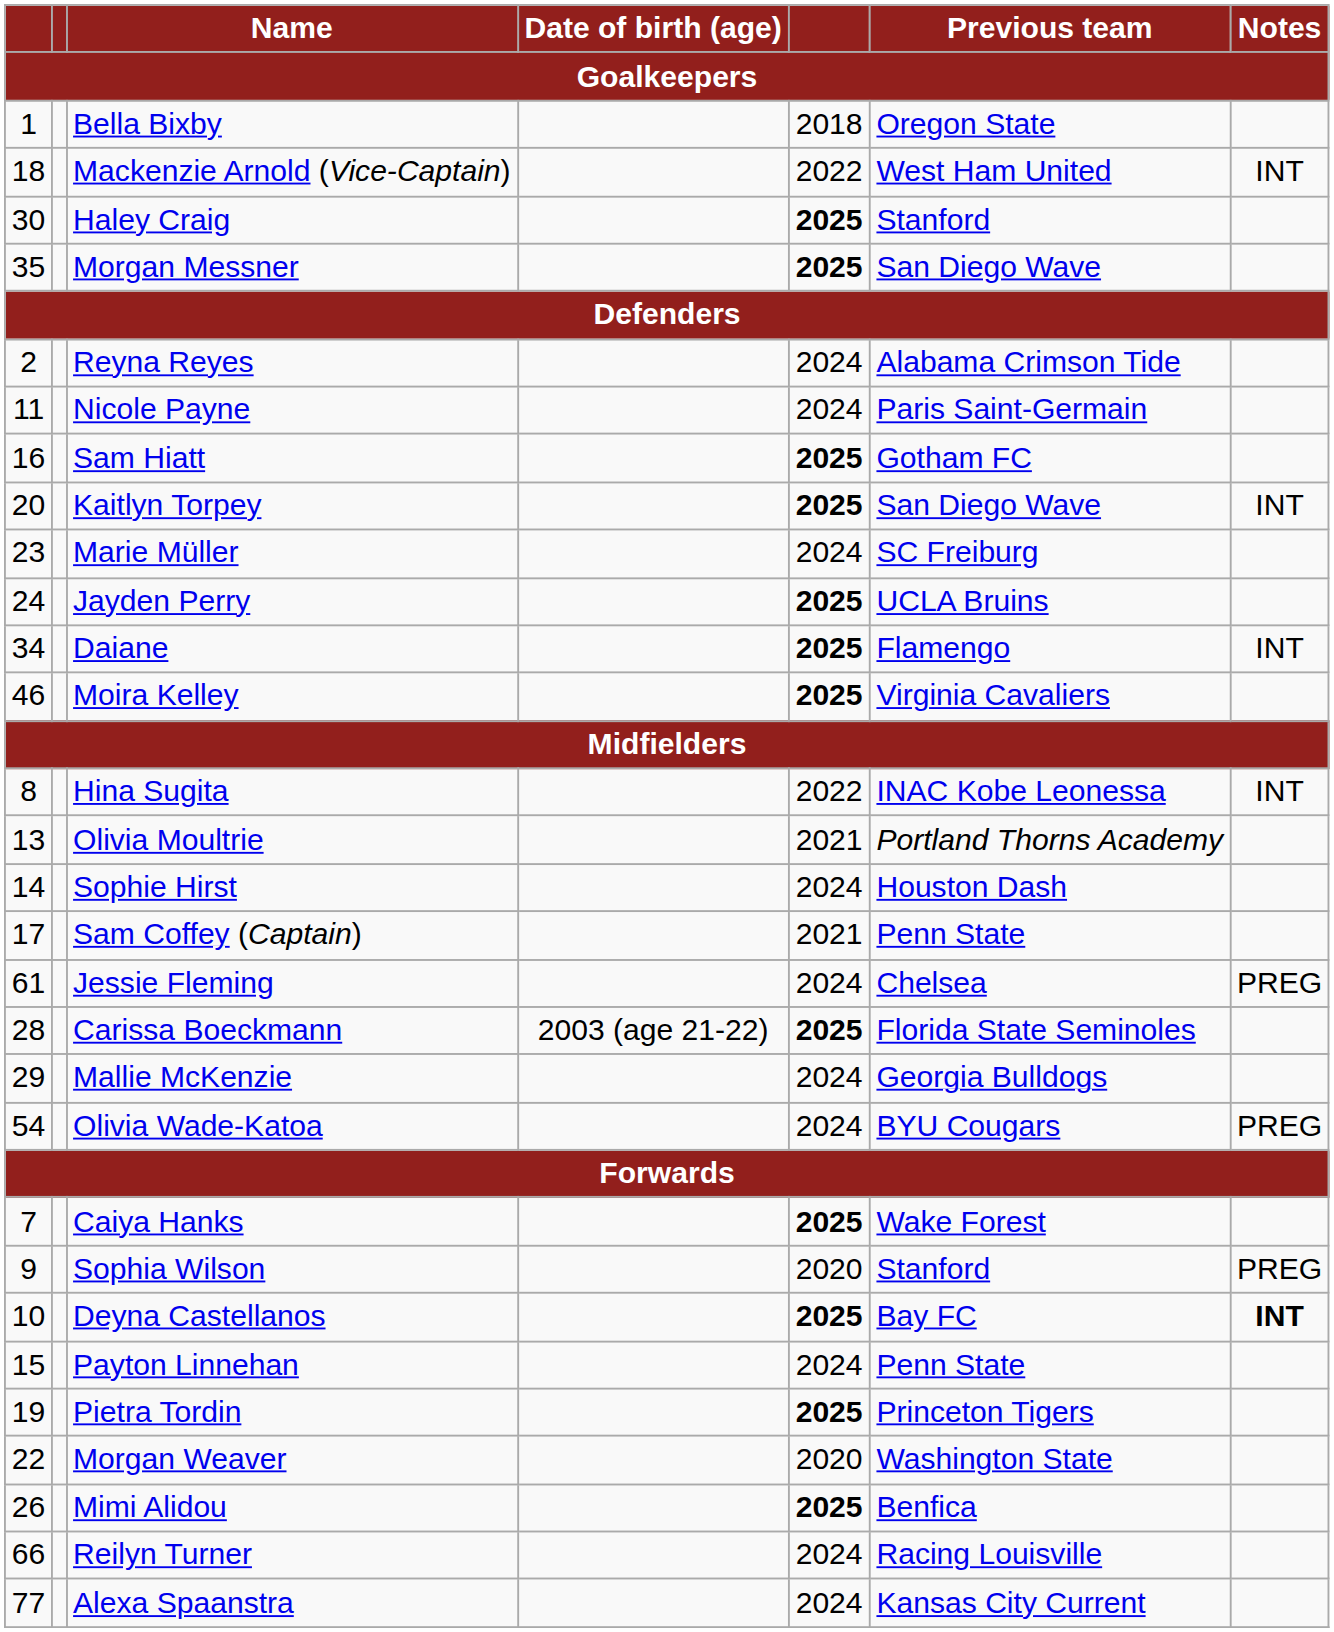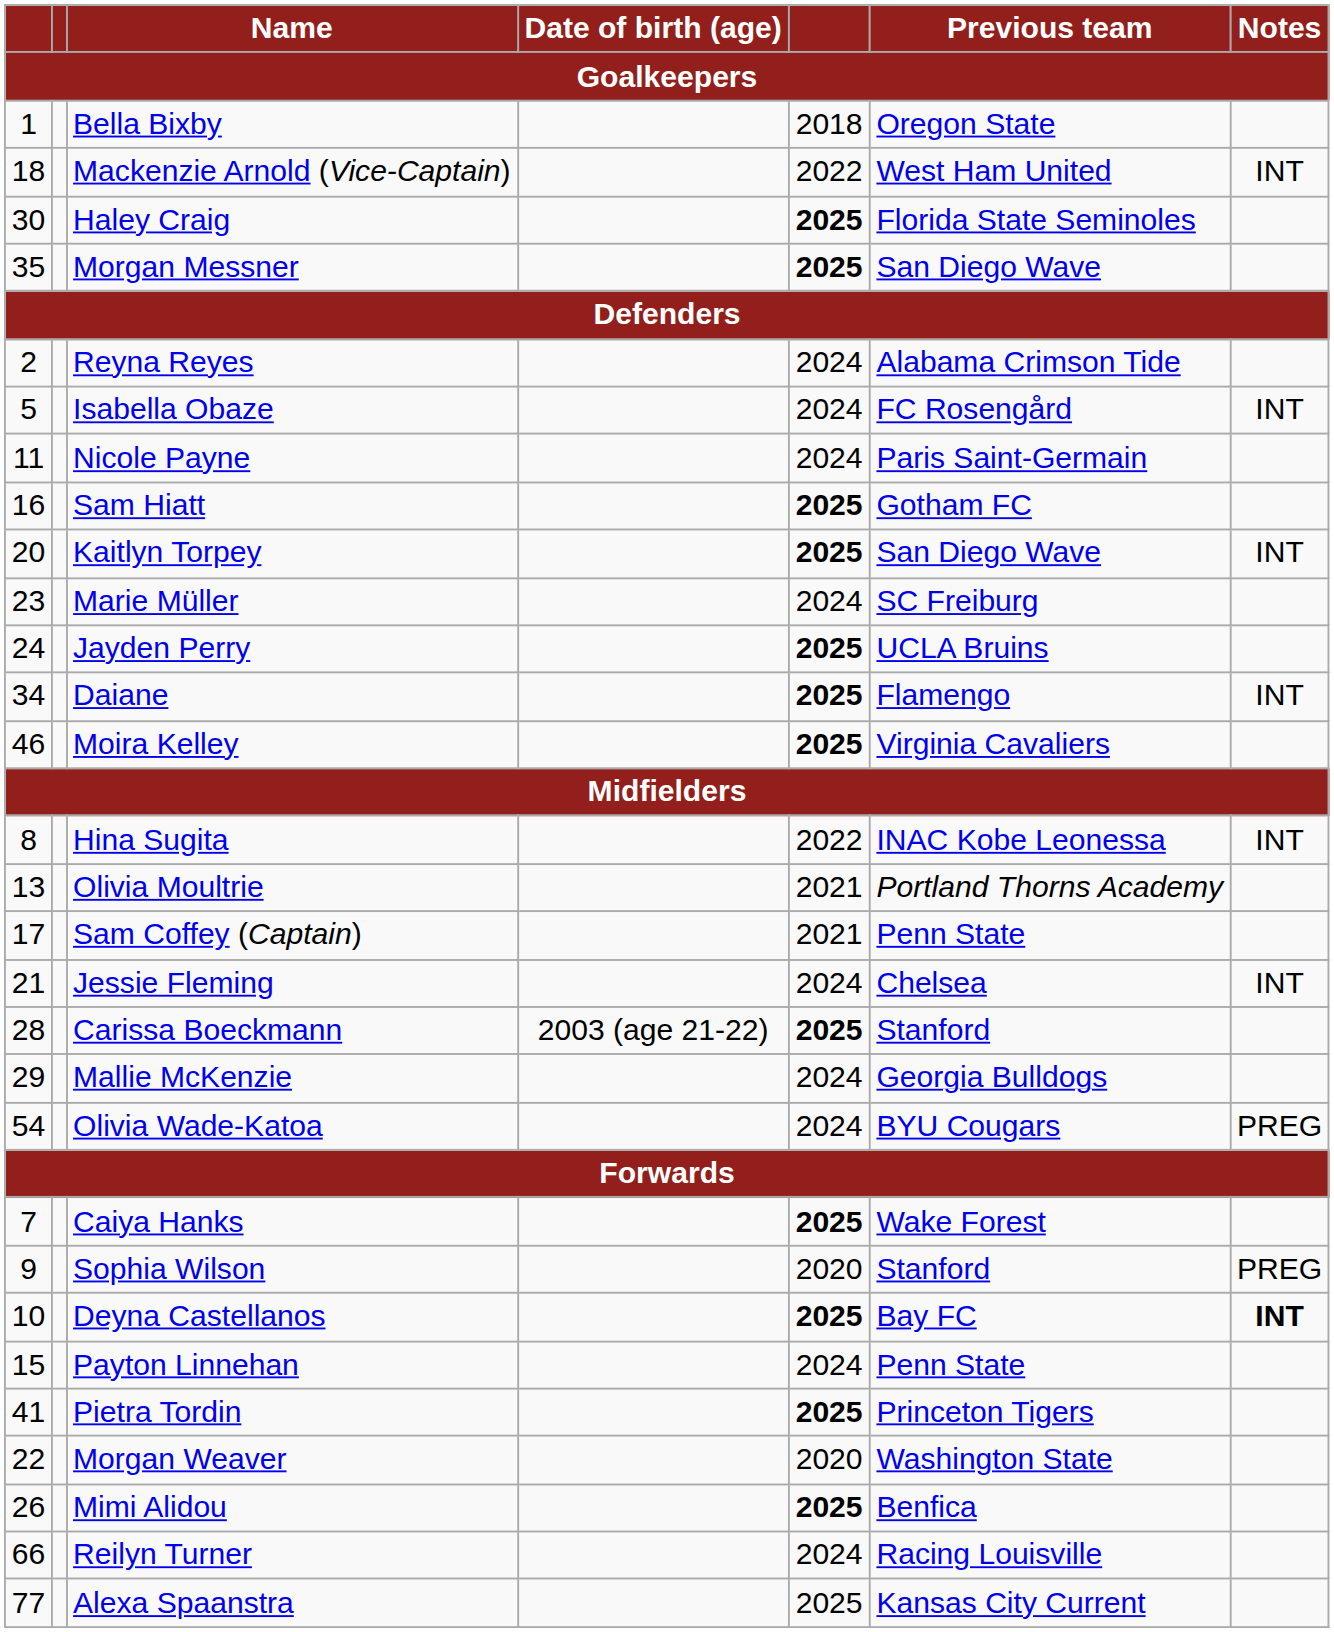(933, 219) Stanford -> (1036, 219) Florida State Seminoles
+ row: (173, 409)
- row: (155, 887)
(29, 982) 61 -> (29, 982) 21
(1280, 982) PREG -> (1280, 982) INT
(1036, 1030) Florida State Seminoles -> (933, 1030) Stanford
(29, 1411) 19 -> (29, 1411) 41
(829, 1602) 2024 -> (829, 1602) 2025
